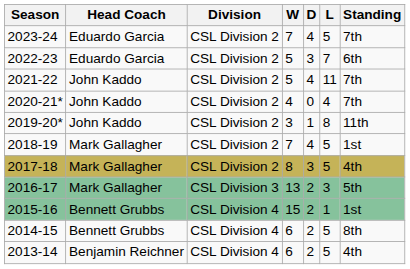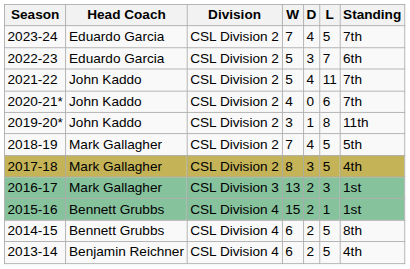(326, 101) 4 -> (326, 101) 6
(352, 144) 1st -> (353, 144) 5th
(353, 187) 5th -> (352, 187) 1st
